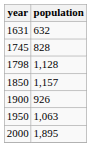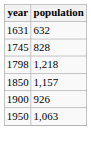(46, 64) 1,128 -> (46, 64) 1,218
- row: (18, 133)
